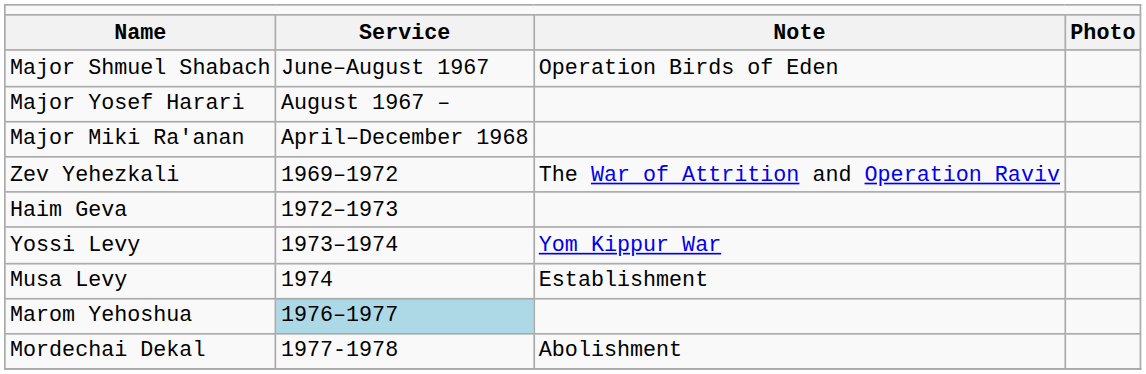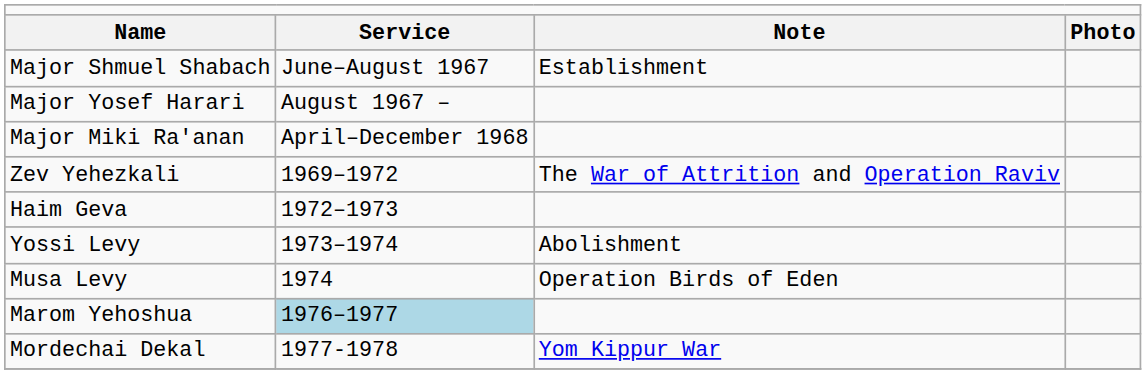(689, 68) Operation Birds of Eden -> (623, 68) Establishment
(630, 245) Yom Kippur War -> (610, 245) Abolishment
(623, 281) Establishment -> (689, 281) Operation Birds of Eden
(610, 351) Abolishment -> (630, 351) Yom Kippur War
